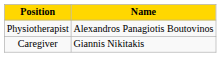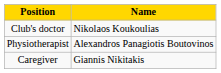+ row: (38, 28)
